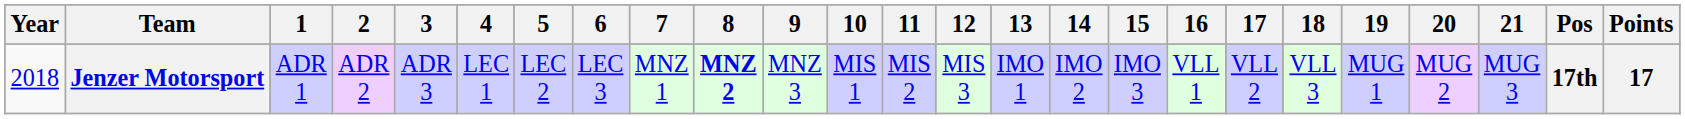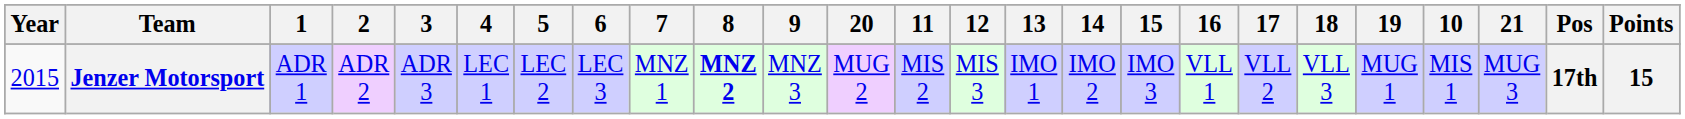columns swapped: (855, 24) <-> (1444, 24)
(35, 78) 2018 -> (35, 78) 2015
(1641, 78) 17 -> (1641, 78) 15
